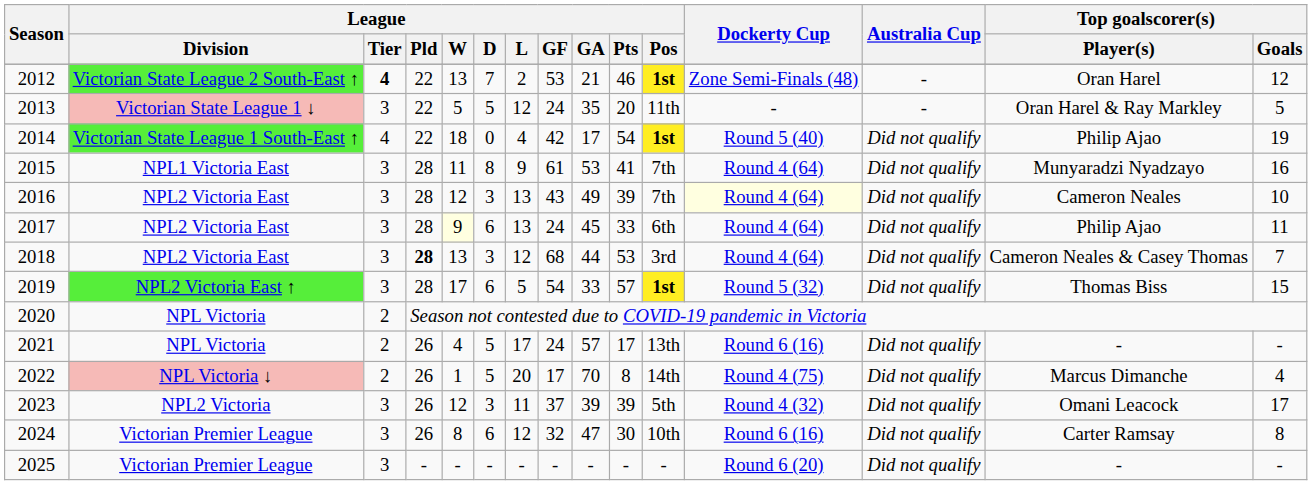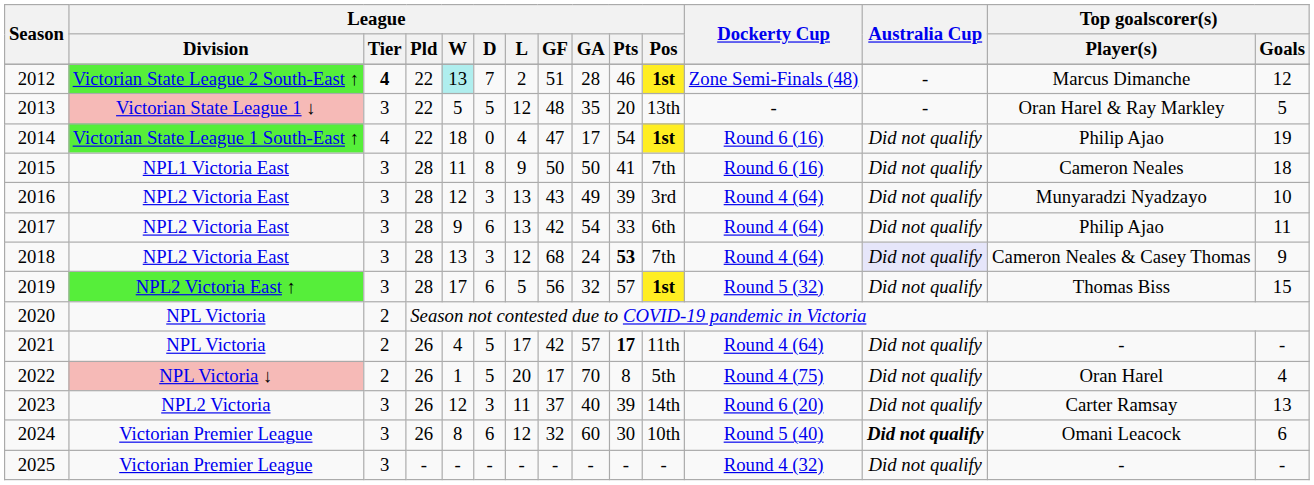(458, 78) no background -> (458, 78) paleturquoise background
(555, 78) 53 -> (555, 78) 51
(591, 78) 21 -> (591, 78) 28
(1119, 78) Oran Harel -> (1121, 78) Marcus Dimanche
(555, 108) 24 -> (555, 108) 48
(664, 108) 11th -> (664, 108) 13th
(555, 138) 42 -> (555, 138) 47
(774, 138) Round 5 (40) -> (774, 138) Round 6 (16)
(555, 167) 61 -> (555, 167) 50
(591, 167) 53 -> (591, 167) 50
(774, 167) Round 4 (64) -> (774, 167) Round 6 (16)
(1119, 167) Munyaradzi Nyadzayo -> (1121, 167) Cameron Neales
(1280, 167) 16 -> (1282, 167) 18
(664, 197) 7th -> (664, 197) 3rd
(774, 197) lightyellow background -> (774, 197) no background
(1119, 197) Cameron Neales -> (1121, 197) Munyaradzi Nyadzayo
(458, 227) lightyellow background -> (458, 227) no background
(555, 227) 24 -> (555, 227) 42
(591, 227) 45 -> (591, 227) 54
(424, 256) bold -> (424, 256) normal
(591, 256) 44 -> (591, 256) 24
(626, 256) normal -> (626, 256) bold
(664, 256) 3rd -> (664, 256) 7th
(924, 256) no background -> (925, 256) lavender background
(1280, 256) 7 -> (1282, 256) 9
(555, 286) 54 -> (555, 286) 56
(591, 286) 33 -> (591, 286) 32
(555, 345) 24 -> (555, 345) 42
(626, 345) normal -> (626, 345) bold
(664, 345) 13th -> (664, 345) 11th
(774, 345) Round 6 (16) -> (774, 345) Round 4 (64)
(664, 375) 14th -> (664, 375) 5th
(1119, 375) Marcus Dimanche -> (1121, 375) Oran Harel
(591, 405) 39 -> (591, 405) 40
(664, 405) 5th -> (664, 405) 14th
(774, 405) Round 4 (32) -> (774, 405) Round 6 (20)
(1119, 405) Omani Leacock -> (1121, 405) Carter Ramsay
(1280, 405) 17 -> (1282, 405) 13
(591, 434) 47 -> (591, 434) 60
(774, 434) Round 6 (16) -> (774, 434) Round 5 (40)
(924, 434) normal -> (925, 434) bold
(1119, 434) Carter Ramsay -> (1121, 434) Omani Leacock
(1280, 434) 8 -> (1282, 434) 6
(774, 464) Round 6 (20) -> (774, 464) Round 4 (32)
